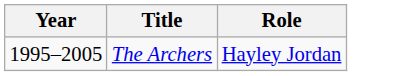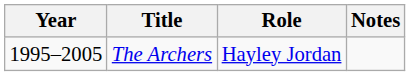+ column: (376, 20)
